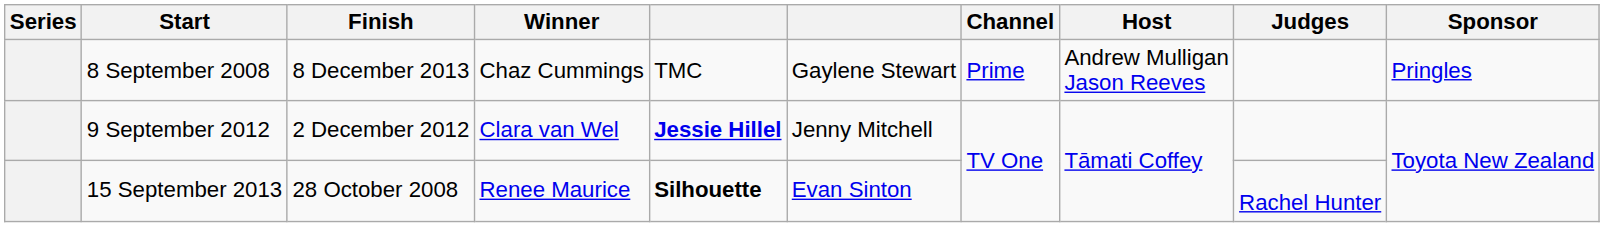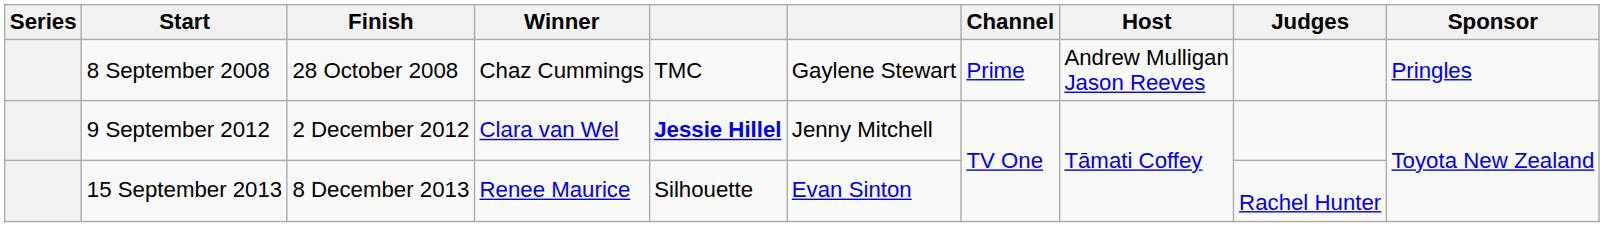(381, 69) 8 December 2013 -> (375, 69) 28 October 2008
(375, 190) 28 October 2008 -> (381, 190) 8 December 2013
(708, 190) bold -> (704, 190) normal
